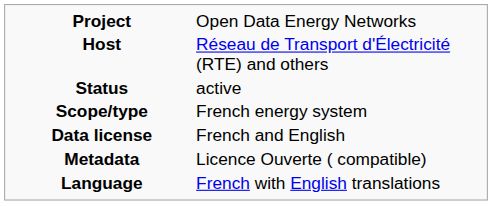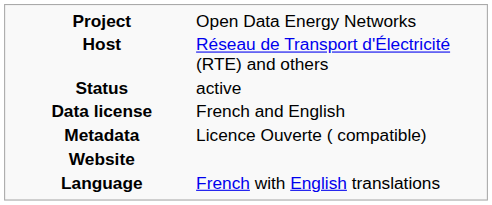- row: (102, 112)
+ row: (102, 159)
